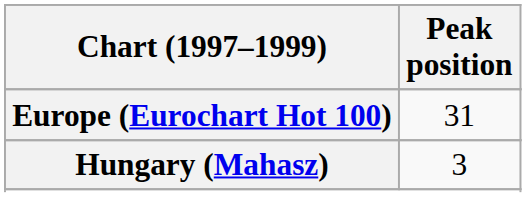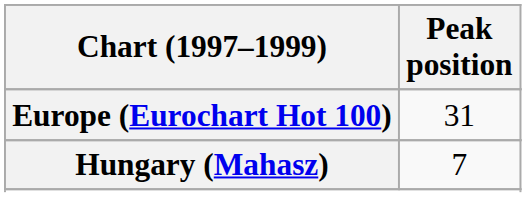(459, 164) 3 -> (459, 164) 7
